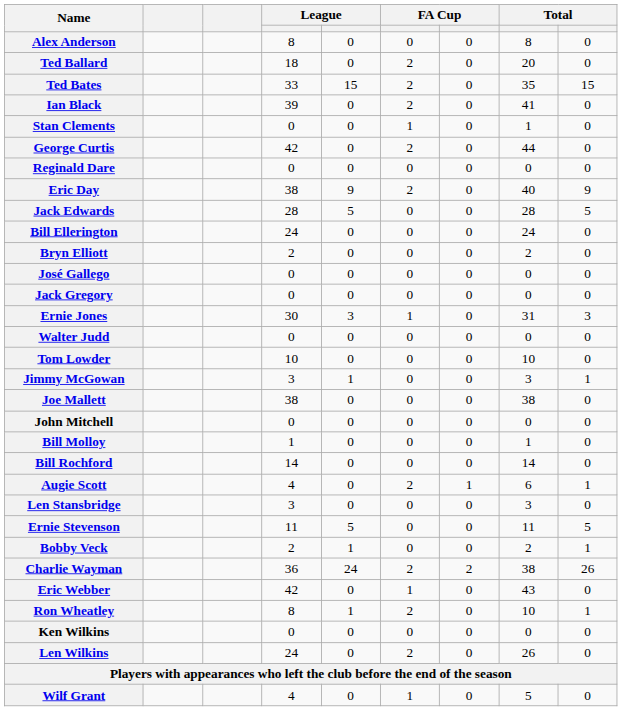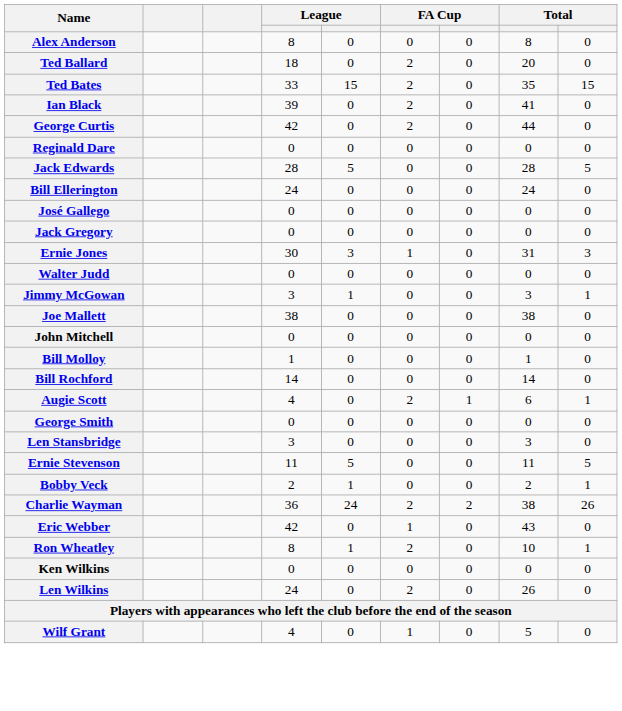- row: (74, 126)
- row: (74, 189)
- row: (74, 252)
- row: (74, 358)
+ row: (74, 421)
